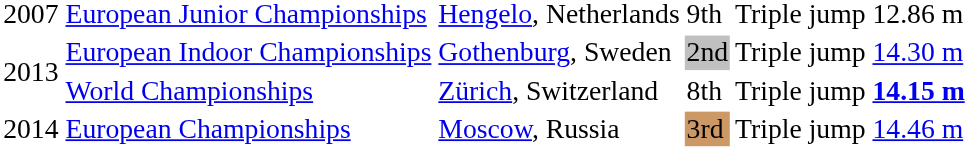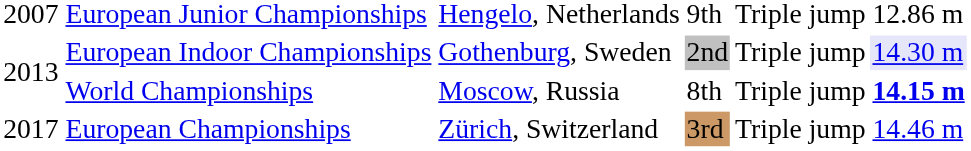(918, 52) no background -> (918, 52) lavender background
(548, 90) Zürich, Switzerland -> (529, 90) Moscow, Russia
(31, 128) 2014 -> (31, 128) 2017
(529, 128) Moscow, Russia -> (548, 128) Zürich, Switzerland
